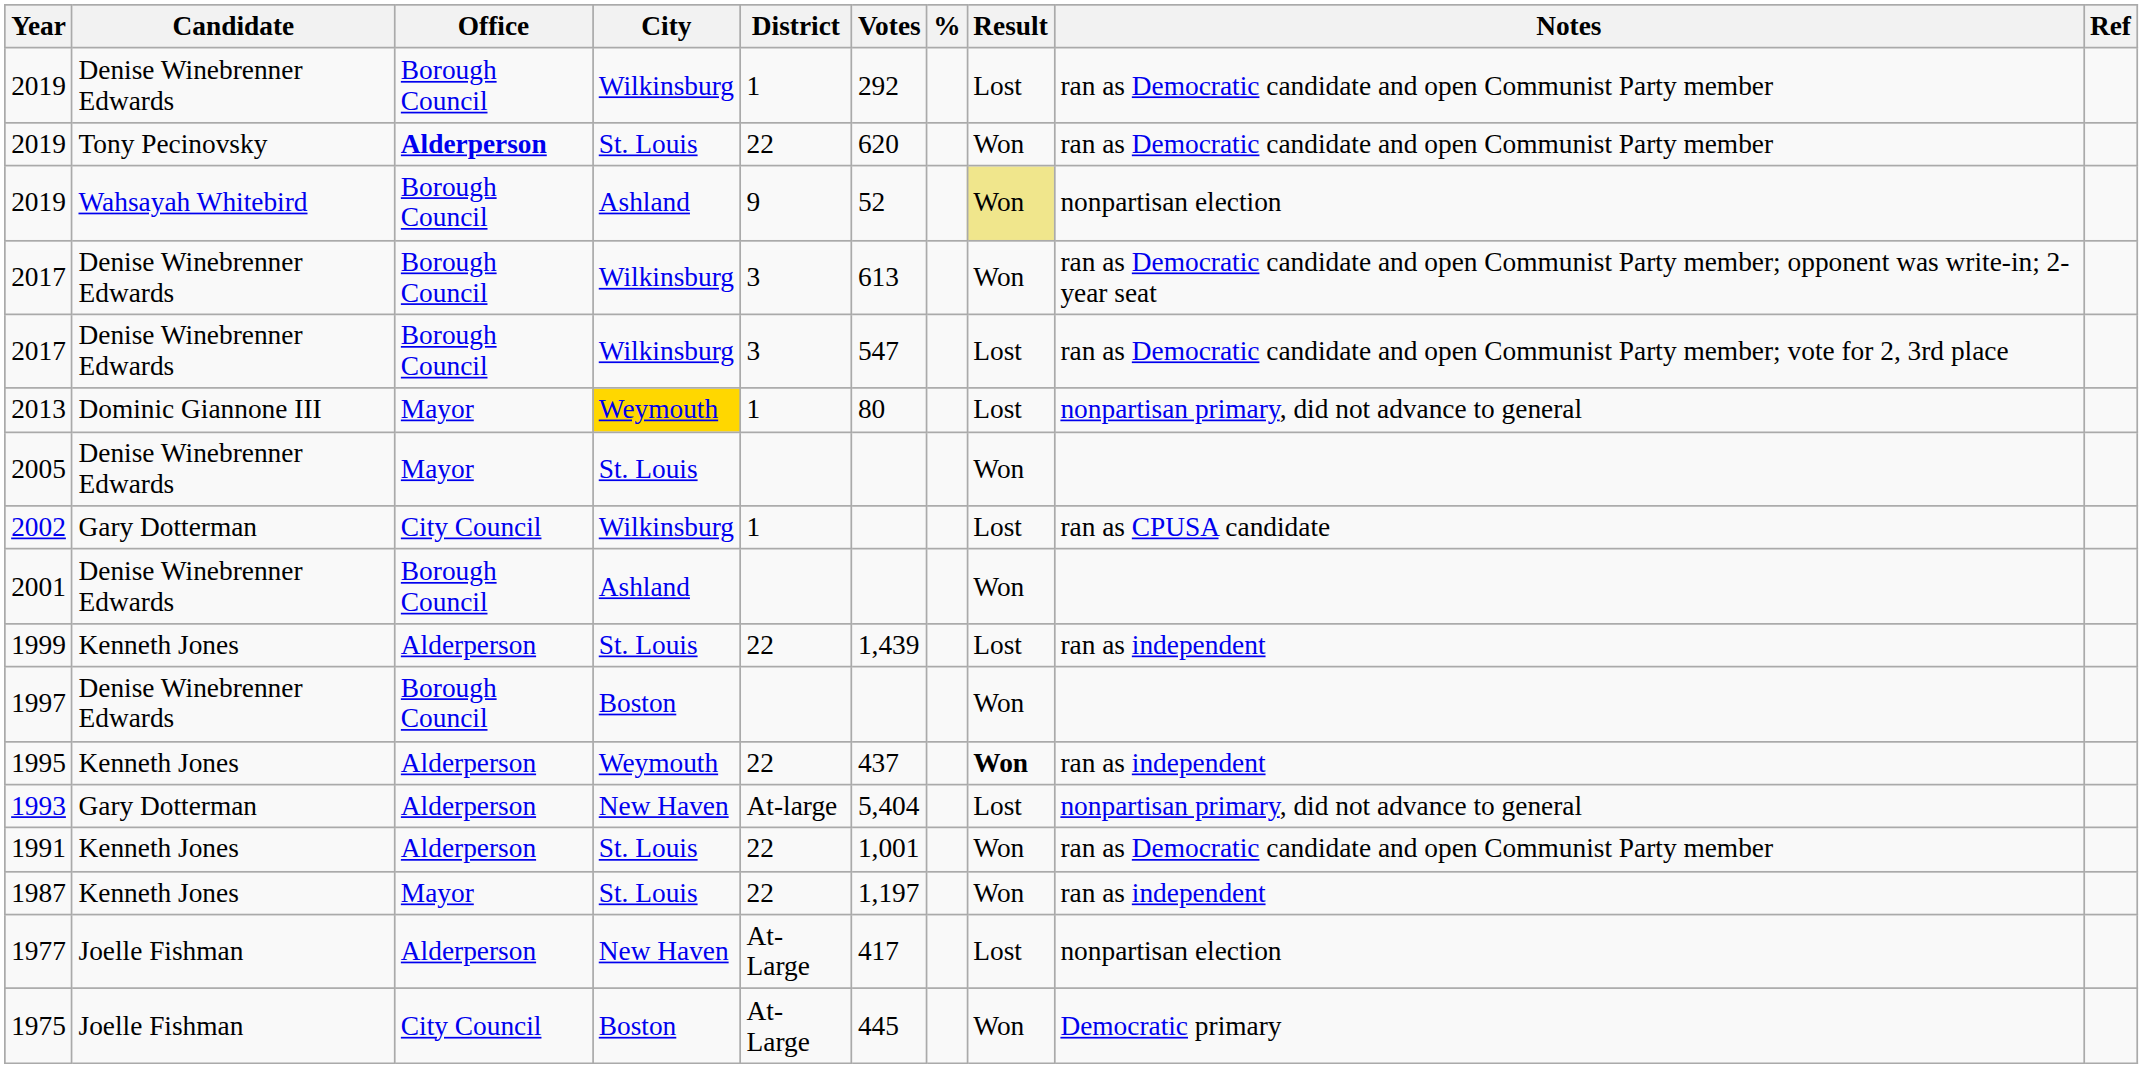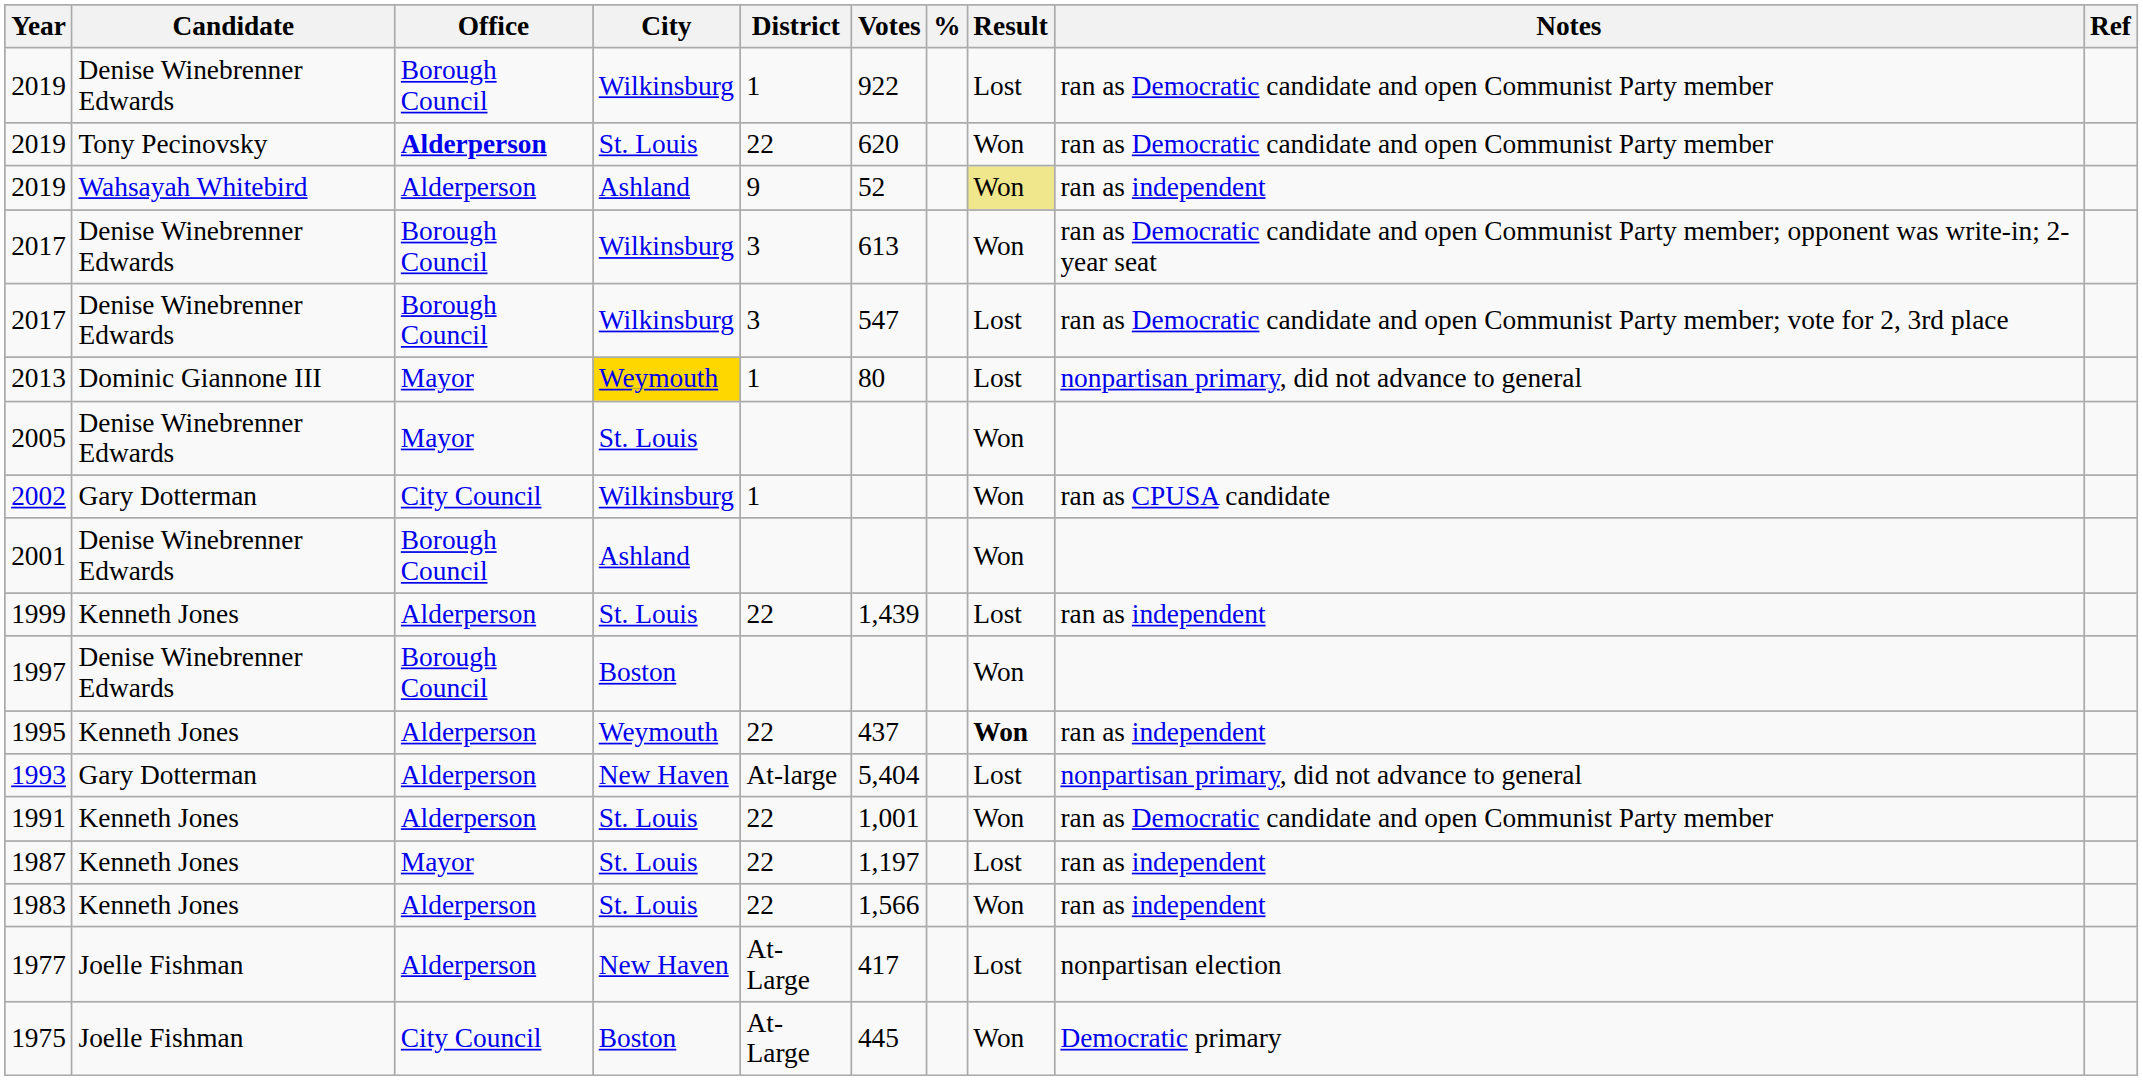(878, 84) 292 -> (878, 84) 922
(449, 202) Borough Council -> (468, 187) Alderperson
(1171, 202) nonpartisan election -> (1163, 187) ran as independent
(998, 527) Lost -> (999, 496) Won
(999, 892) Won -> (998, 861) Lost
+ row: (39, 905)
